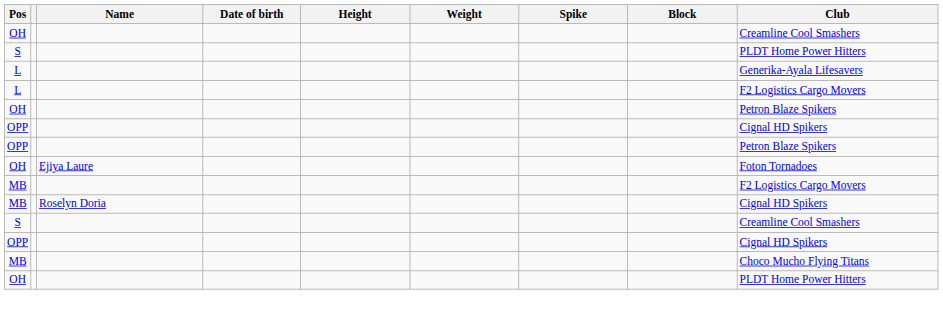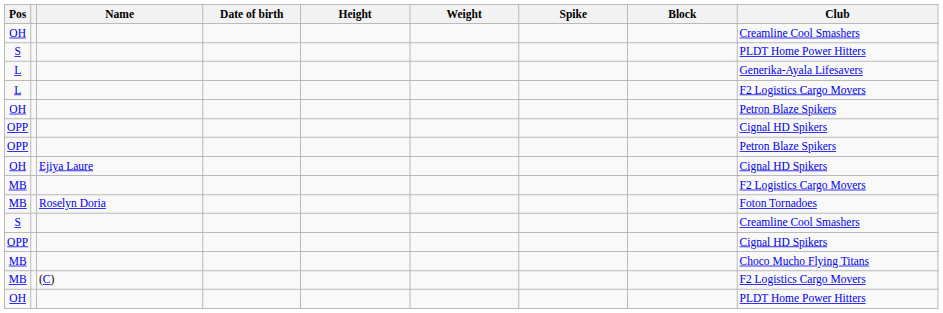(778, 166) Foton Tornadoes -> (783, 166) Cignal HD Spikers
(783, 204) Cignal HD Spikers -> (778, 204) Foton Tornadoes
+ row: (18, 280)
